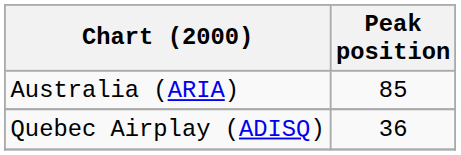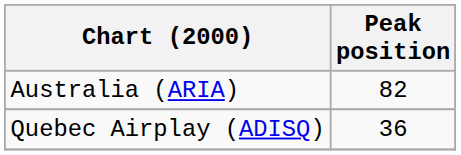(393, 91) 85 -> (393, 91) 82
